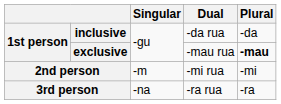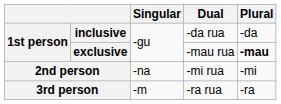(140, 71) -m -> (142, 71) -na
(142, 90) -na -> (140, 90) -m
